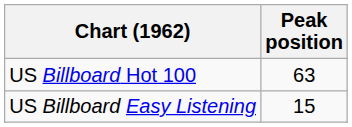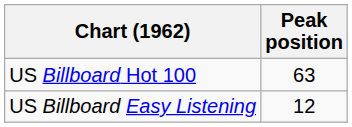(304, 106) 15 -> (304, 106) 12
